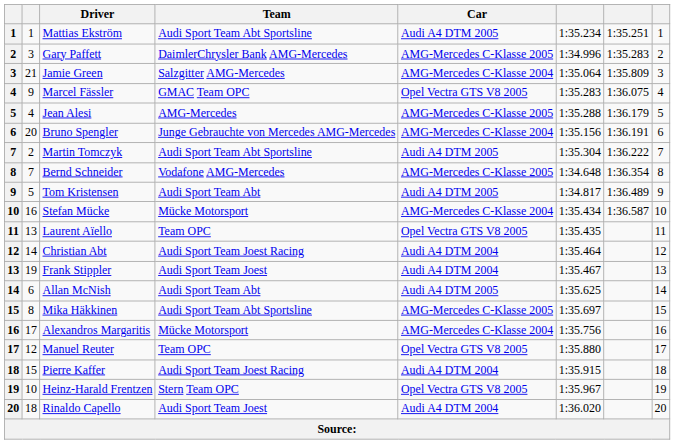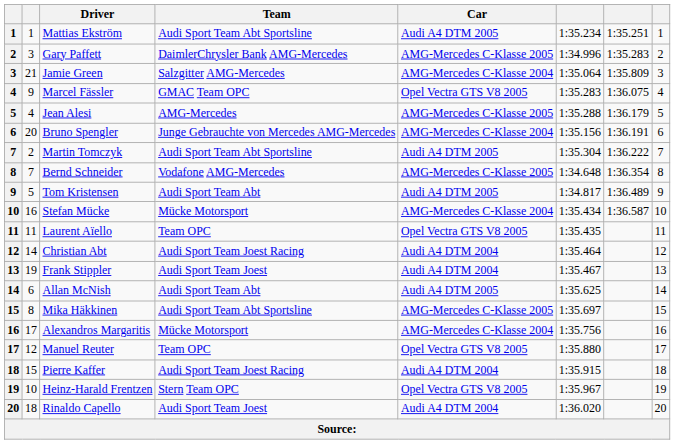(31, 231) 13 -> (31, 231) 11
